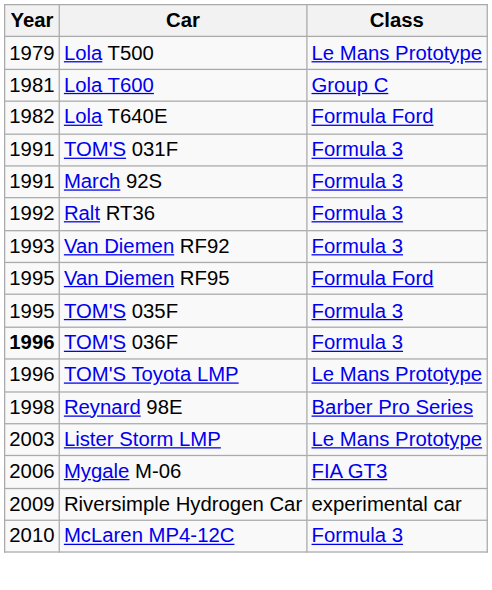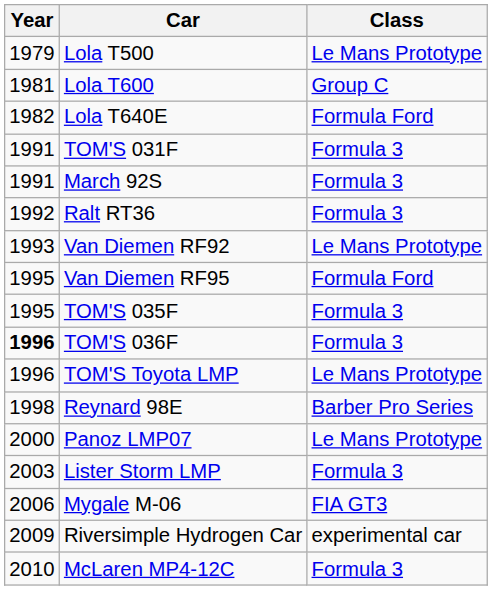(357, 246) Formula 3 -> (397, 246) Le Mans Prototype
+ row: (128, 439)
(397, 439) Le Mans Prototype -> (357, 471) Formula 3
